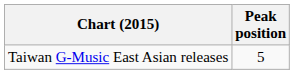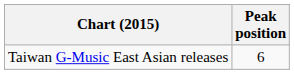(261, 57) 5 -> (261, 57) 6
